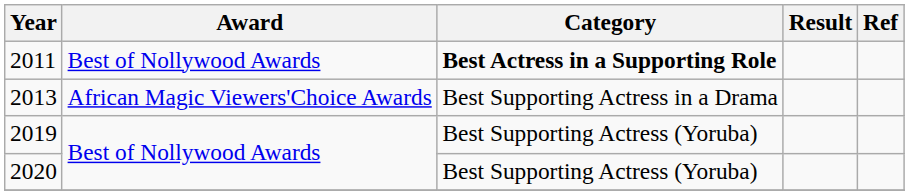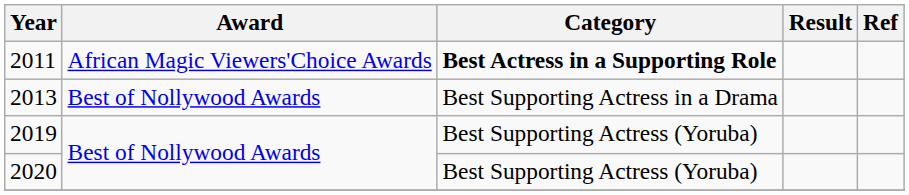(194, 60) Best of Nollywood Awards -> (250, 60) African Magic Viewers'Choice Awards
(250, 97) African Magic Viewers'Choice Awards -> (194, 97) Best of Nollywood Awards
